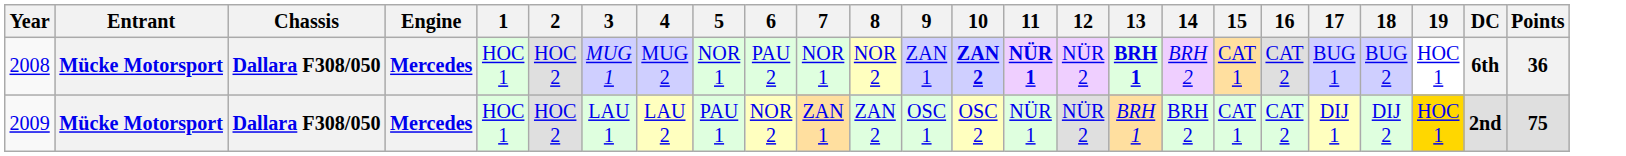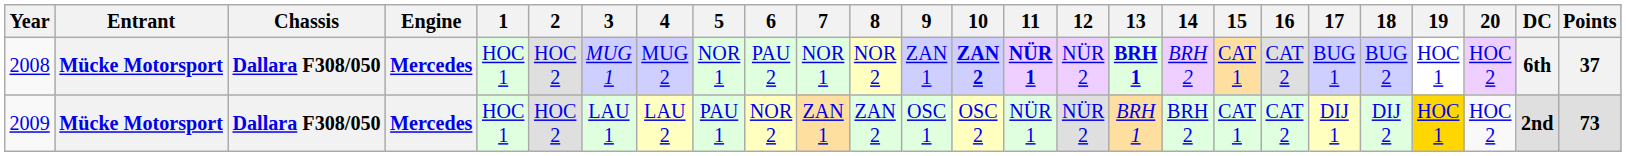+ column: (1490, 20)
(1538, 65) 36 -> (1590, 65) 37
(1538, 122) 75 -> (1590, 122) 73
